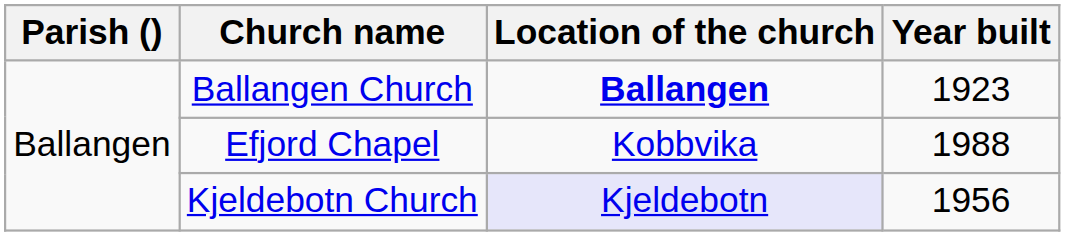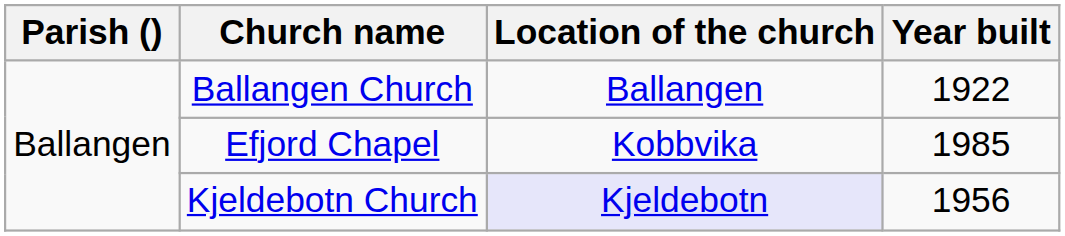(685, 88) bold -> (685, 88) normal
(971, 88) 1923 -> (971, 88) 1922
(971, 144) 1988 -> (971, 144) 1985
